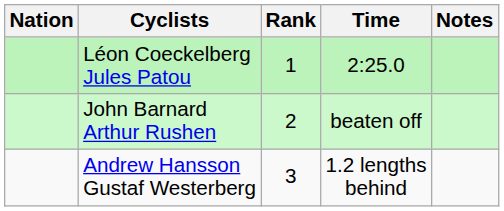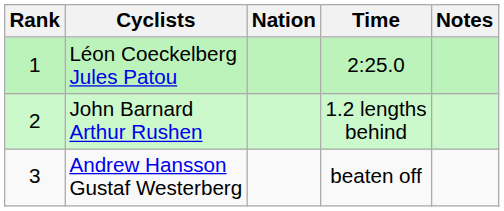columns swapped: (291, 20) <-> (42, 20)
(376, 121) beaten off -> (376, 121) 1.2 lengths behind
(376, 177) 1.2 lengths behind -> (376, 177) beaten off
